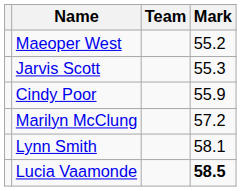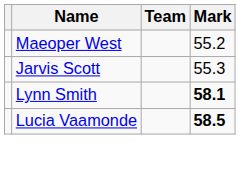- row: (56, 95)
- row: (77, 120)
(210, 146) normal -> (209, 95) bold
